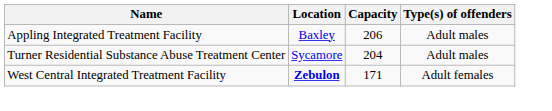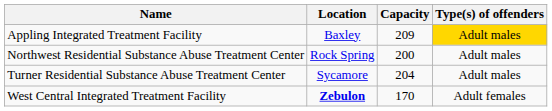(373, 34) 206 -> (405, 34) 209
(457, 34) no background -> (490, 34) gold background
+ row: (156, 55)
(373, 75) 171 -> (405, 95) 170
